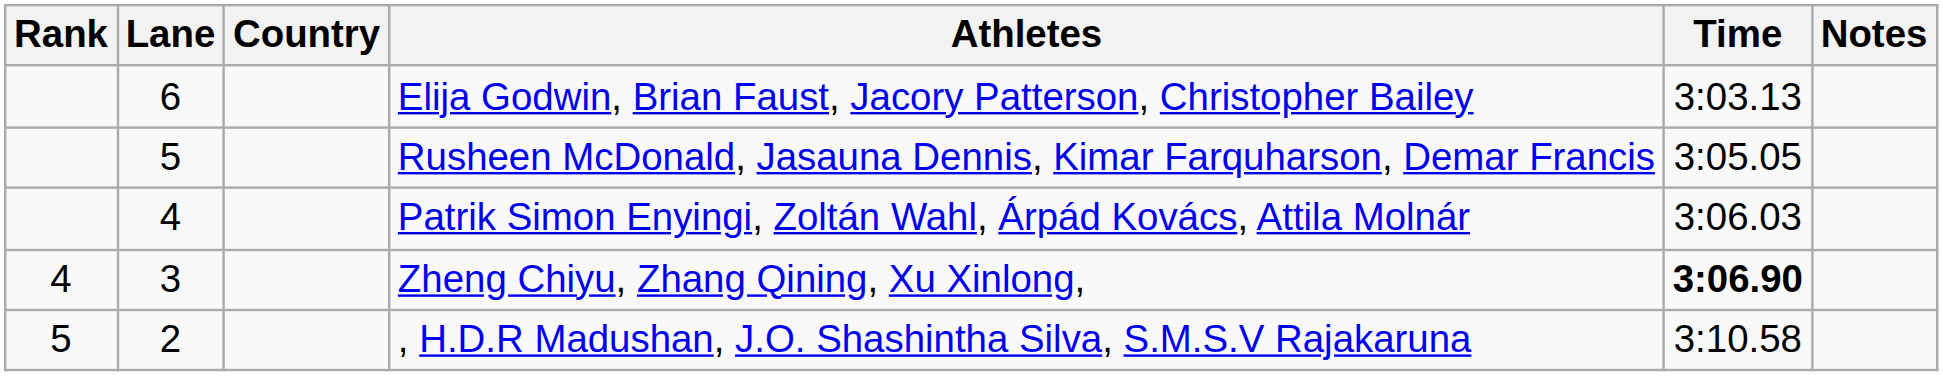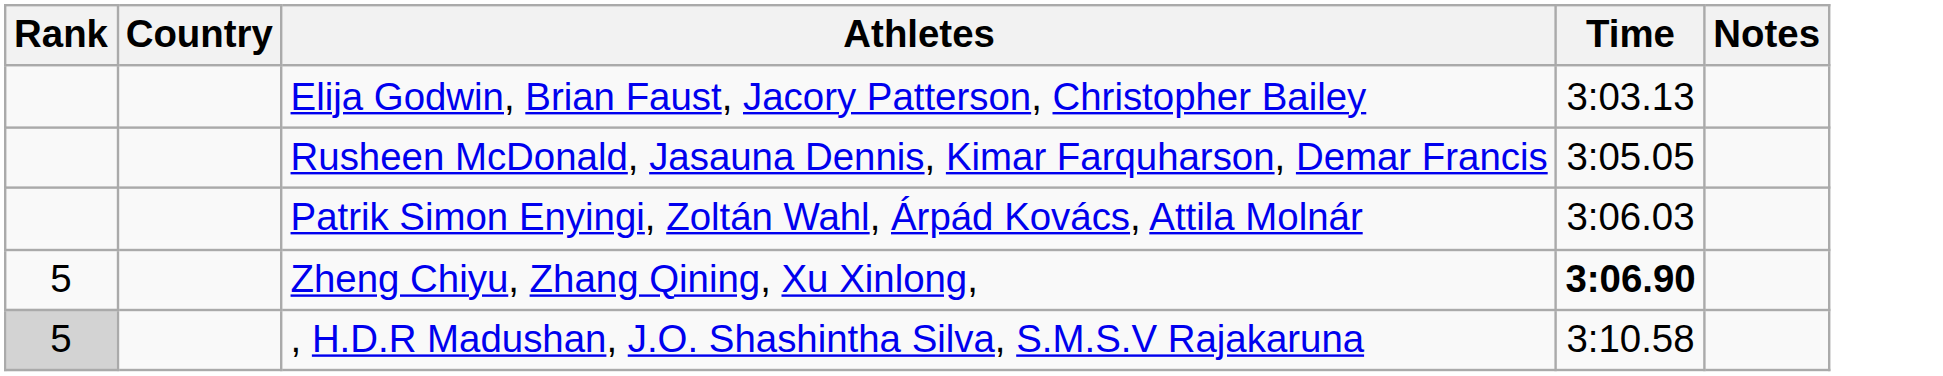- column: (170, 34)
(61, 278) 4 -> (61, 278) 5
(61, 339) no background -> (61, 339) lightgrey background
